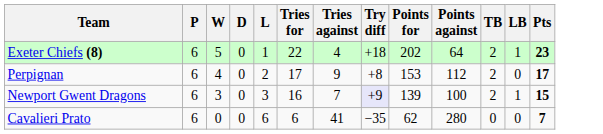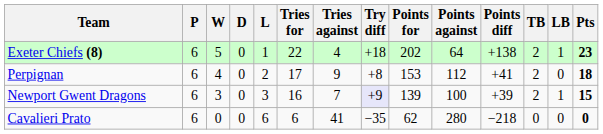+ column: (502, 23)
(542, 74) 17 -> (585, 74) 18
(542, 118) 7 -> (585, 118) 0
